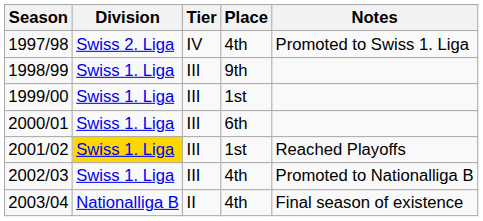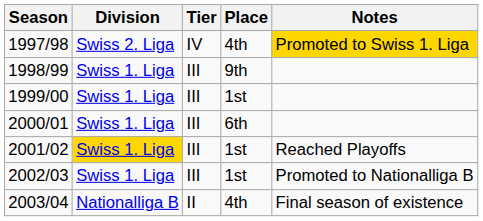(372, 44) no background -> (372, 44) gold background
(236, 176) 4th -> (236, 176) 1st
